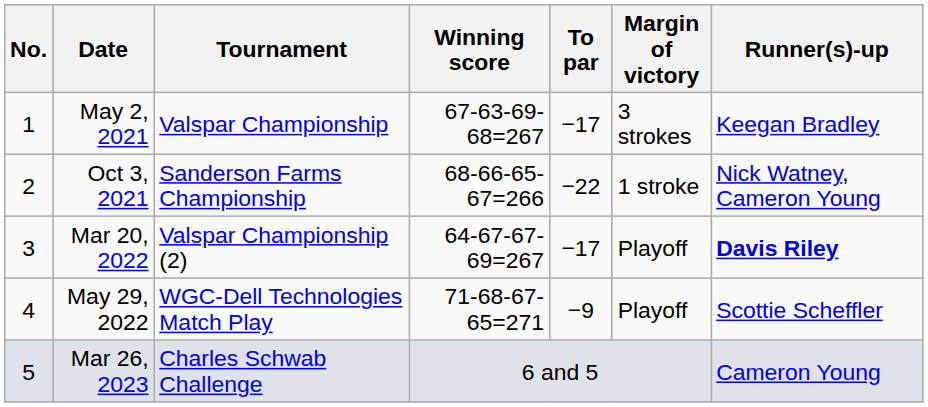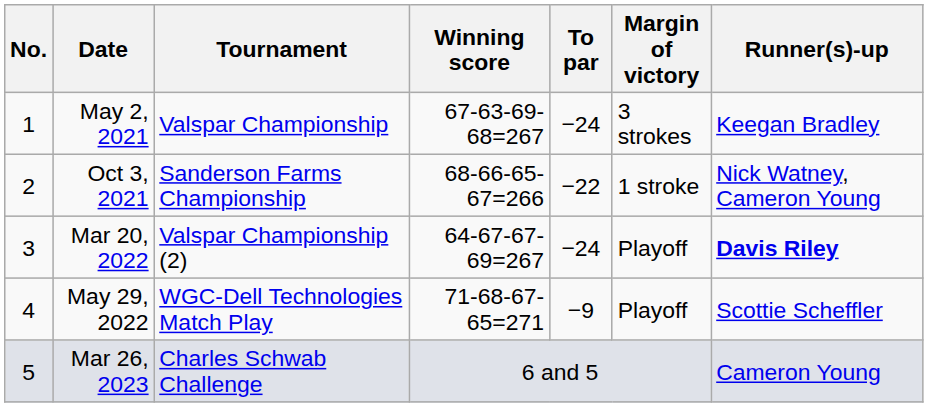(581, 124) −17 -> (581, 124) −24
(581, 248) −17 -> (581, 248) −24
